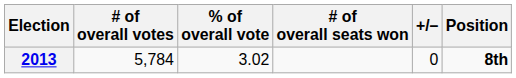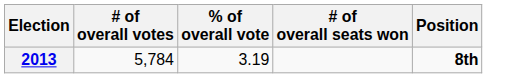- column: (427, 25)
(254, 60) 3.02 -> (254, 60) 3.19
